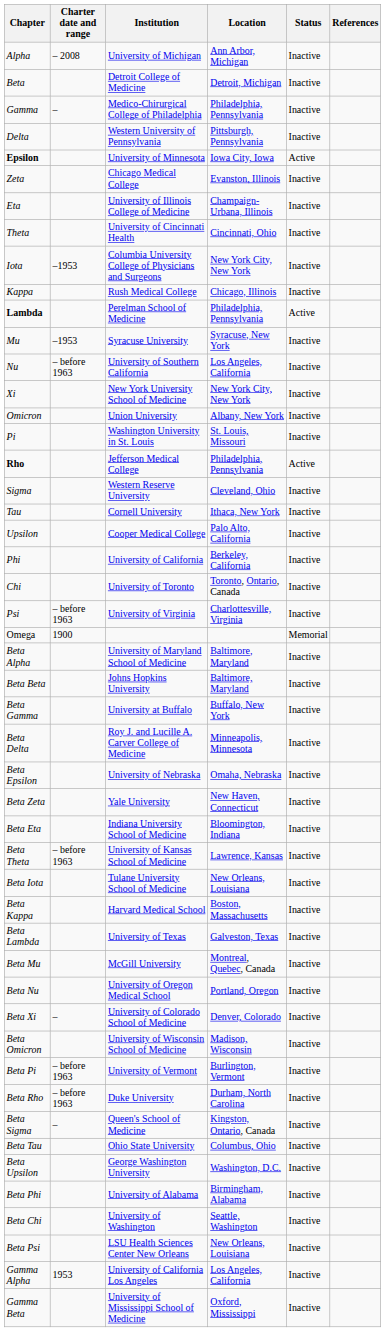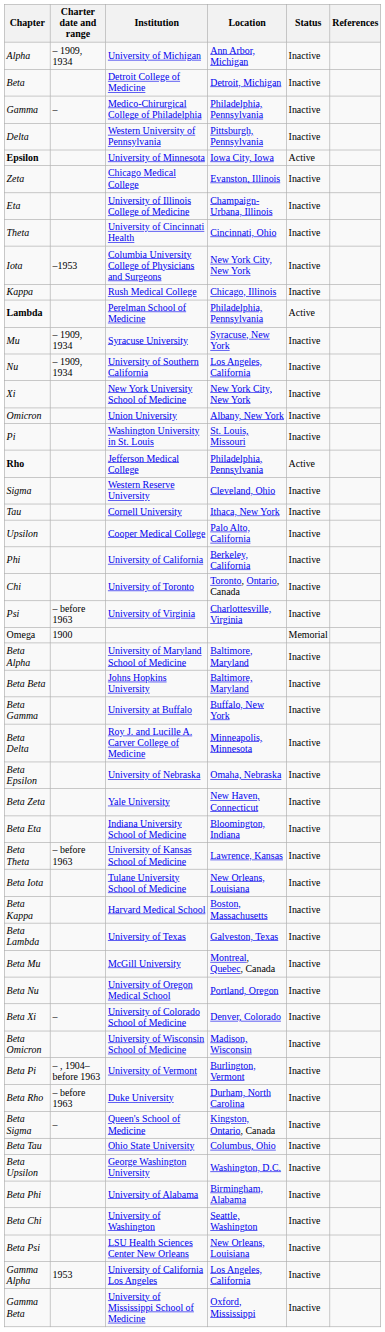(66, 55) – 2008 -> (67, 55) – 1909, 1934
(65, 340) –1953 -> (67, 340) – 1909, 1934
(69, 367) – before 1963 -> (67, 367) – 1909, 1934
(69, 1071) – before 1963 -> (76, 1071) – , 1904–before 1963
